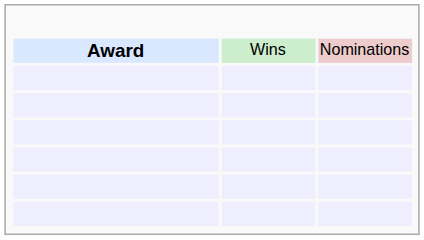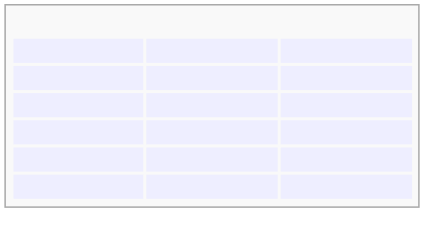- row: (116, 52)
